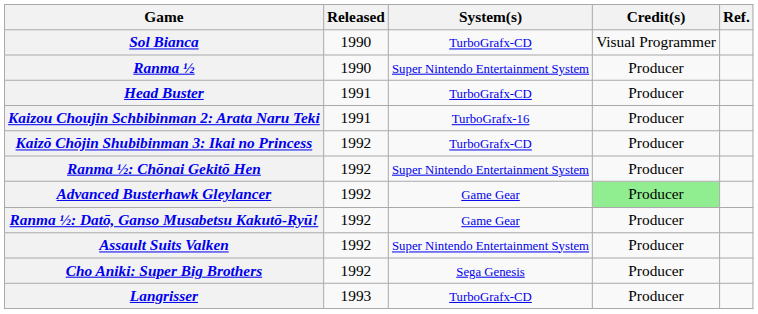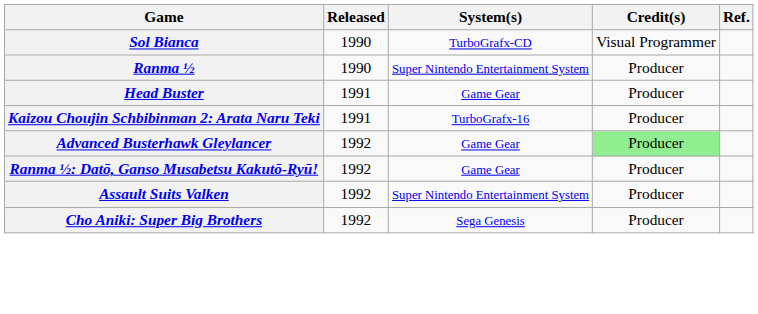(491, 94) TurboGrafx-CD -> (491, 94) Game Gear
- row: (164, 143)
- row: (164, 169)
- row: (164, 295)
